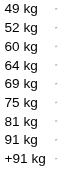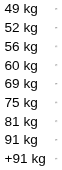+ row: (21, 46)
- row: (21, 65)
